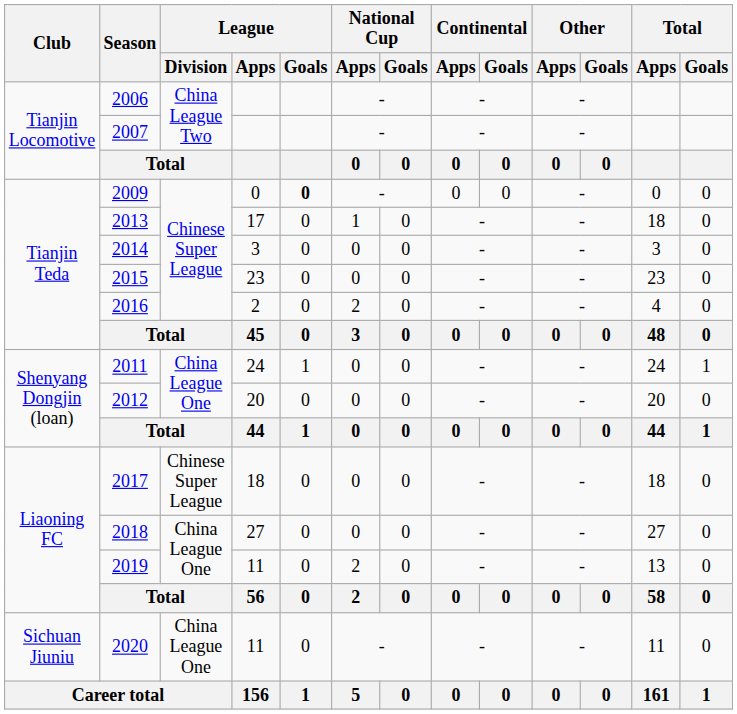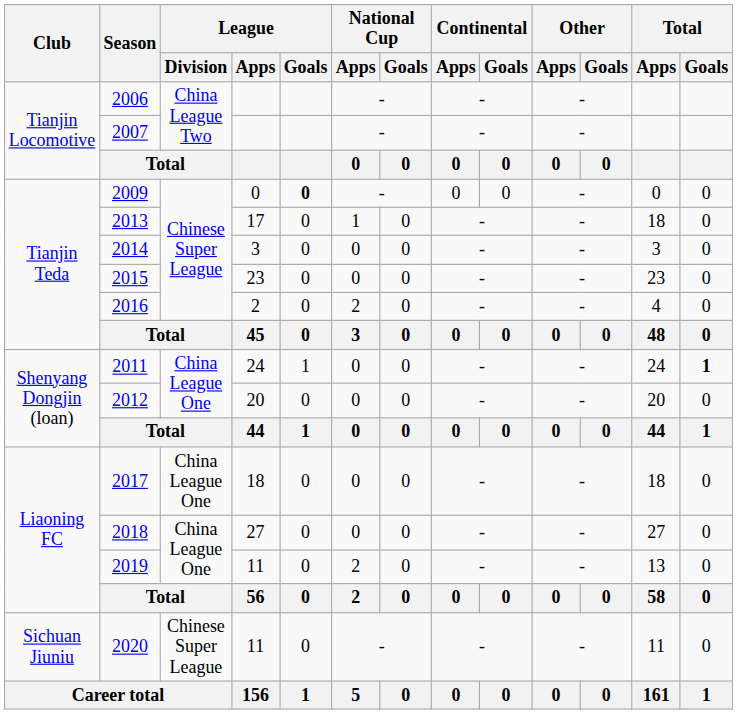(706, 366) normal -> (706, 366) bold
(196, 480) Chinese Super League -> (196, 480) China League One
(196, 646) China League One -> (196, 646) Chinese Super League
